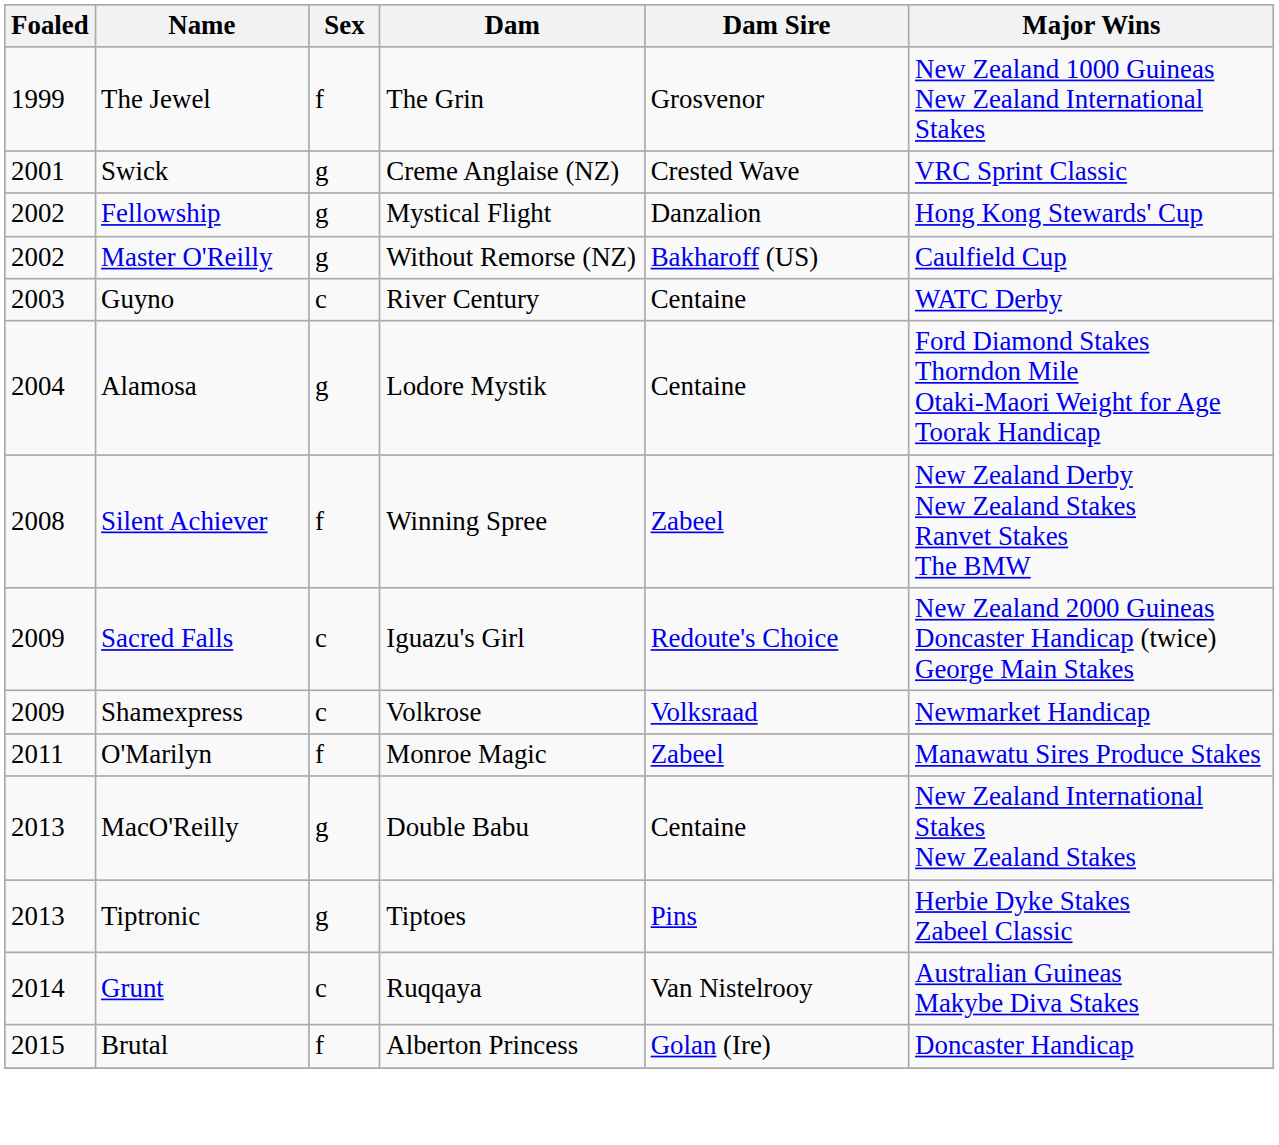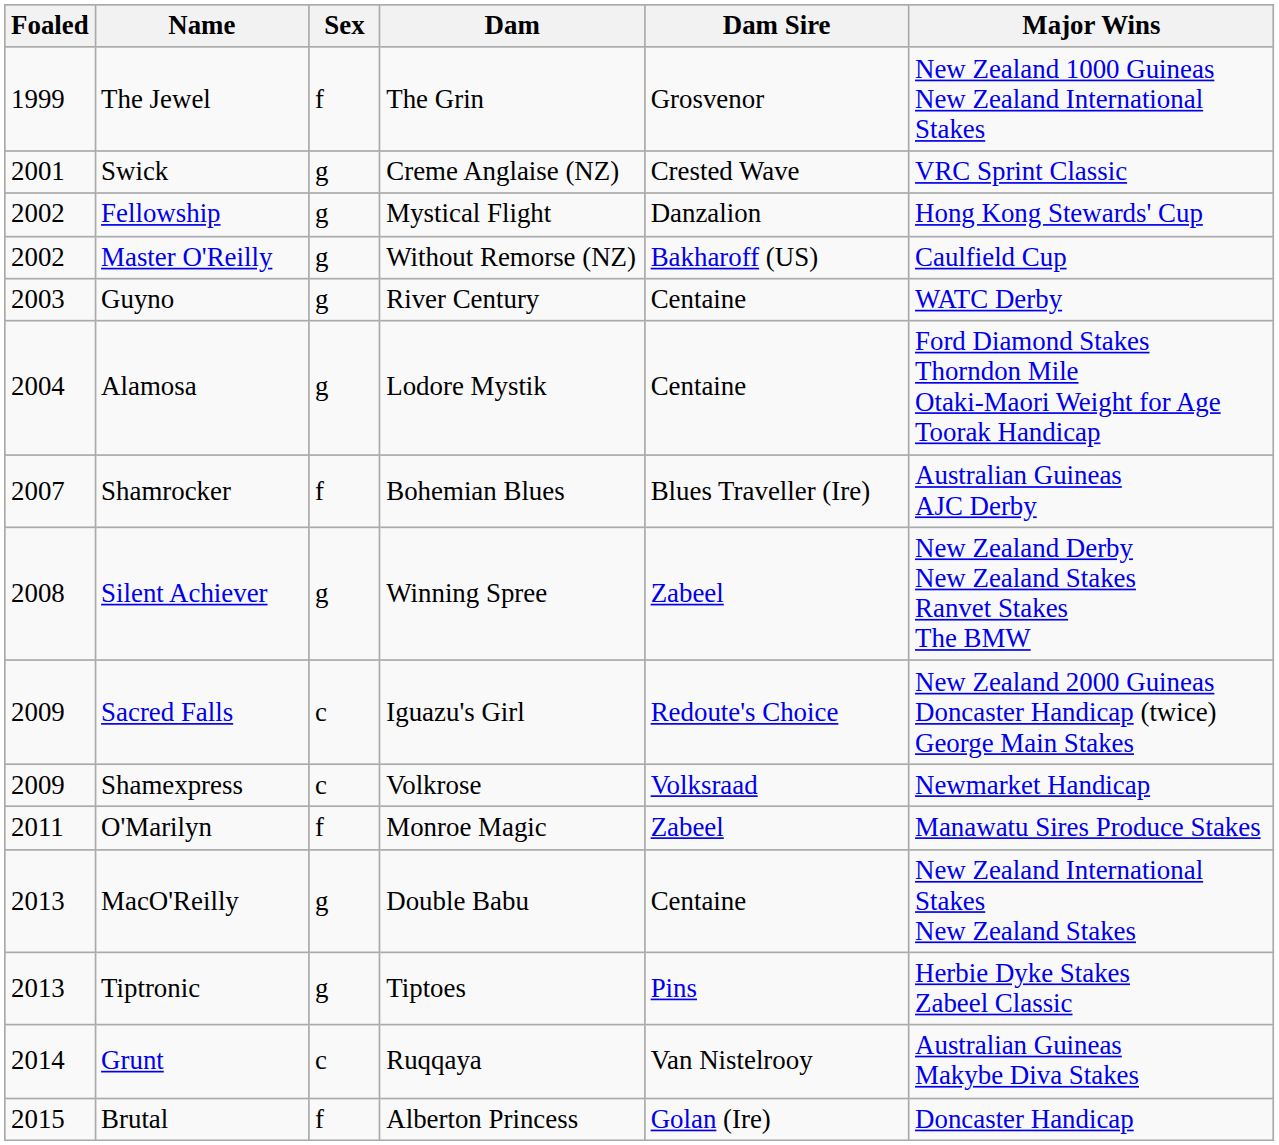(321, 299) c -> (322, 299) g
+ row: (166, 490)
(320, 520) f -> (322, 593) g
